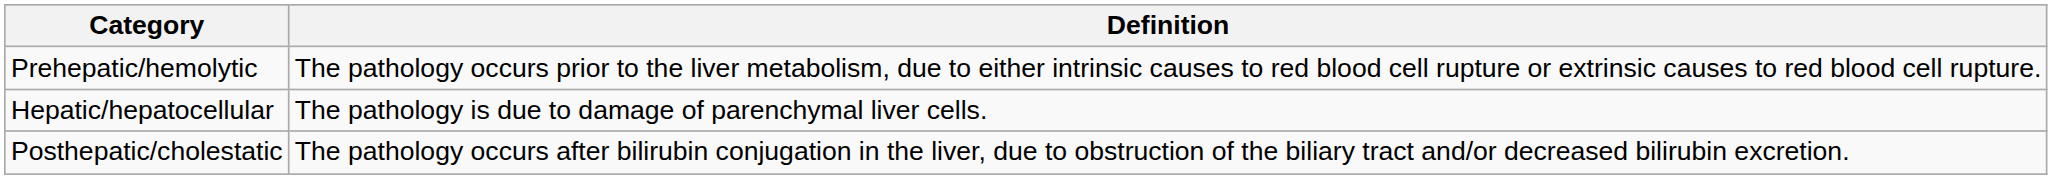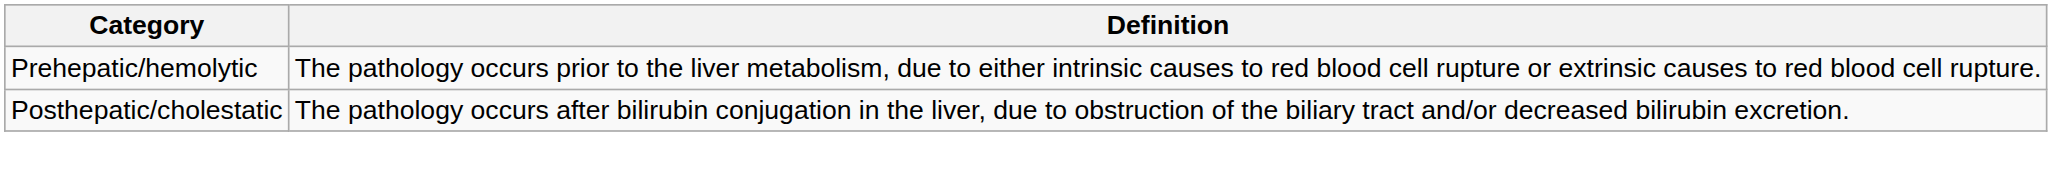- row: (142, 109)
